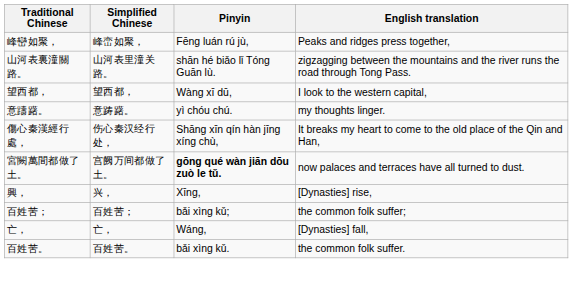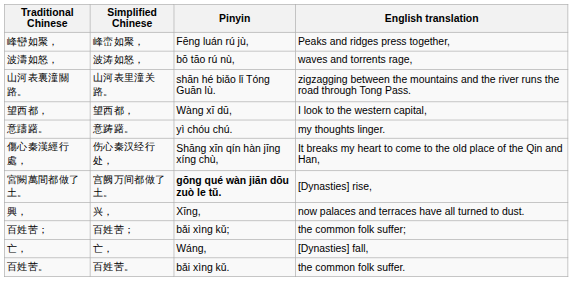+ row: (33, 60)
(411, 168) now palaces and terraces have all turned to dust. -> (335, 186) [Dynasties] rise,
(335, 193) [Dynasties] rise, -> (411, 211) now palaces and terraces have all turned to dust.
